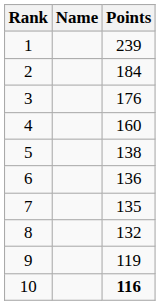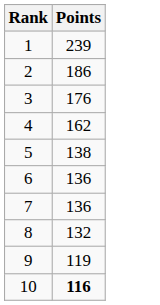- column: (77, 17)
(129, 71) 184 -> (78, 71) 186
(129, 125) 160 -> (78, 125) 162
(129, 206) 135 -> (78, 206) 136
